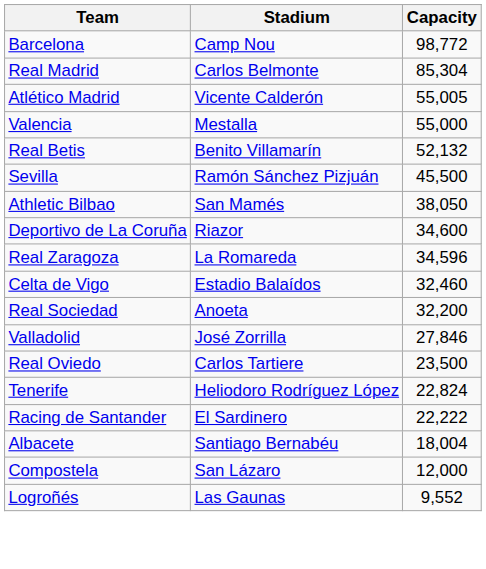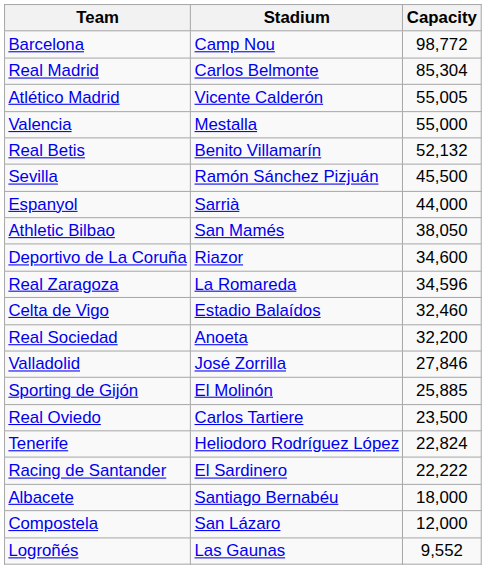+ row: (43, 204)
+ row: (73, 390)
(442, 444) 18,004 -> (442, 497) 18,000
